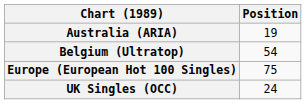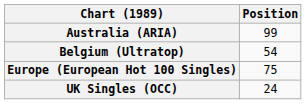(270, 33) 19 -> (270, 33) 99
